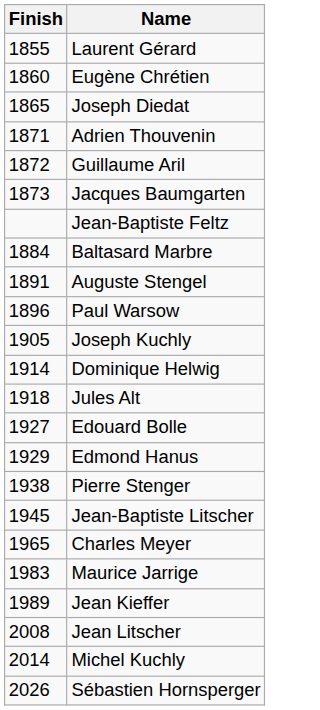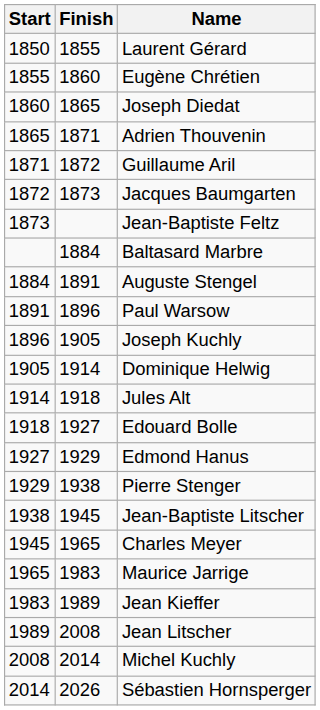+ column: (30, 19)
